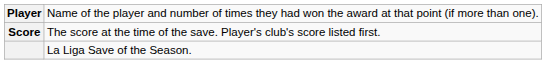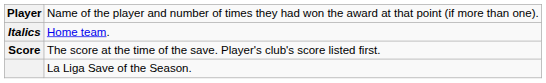+ row: (24, 31)
